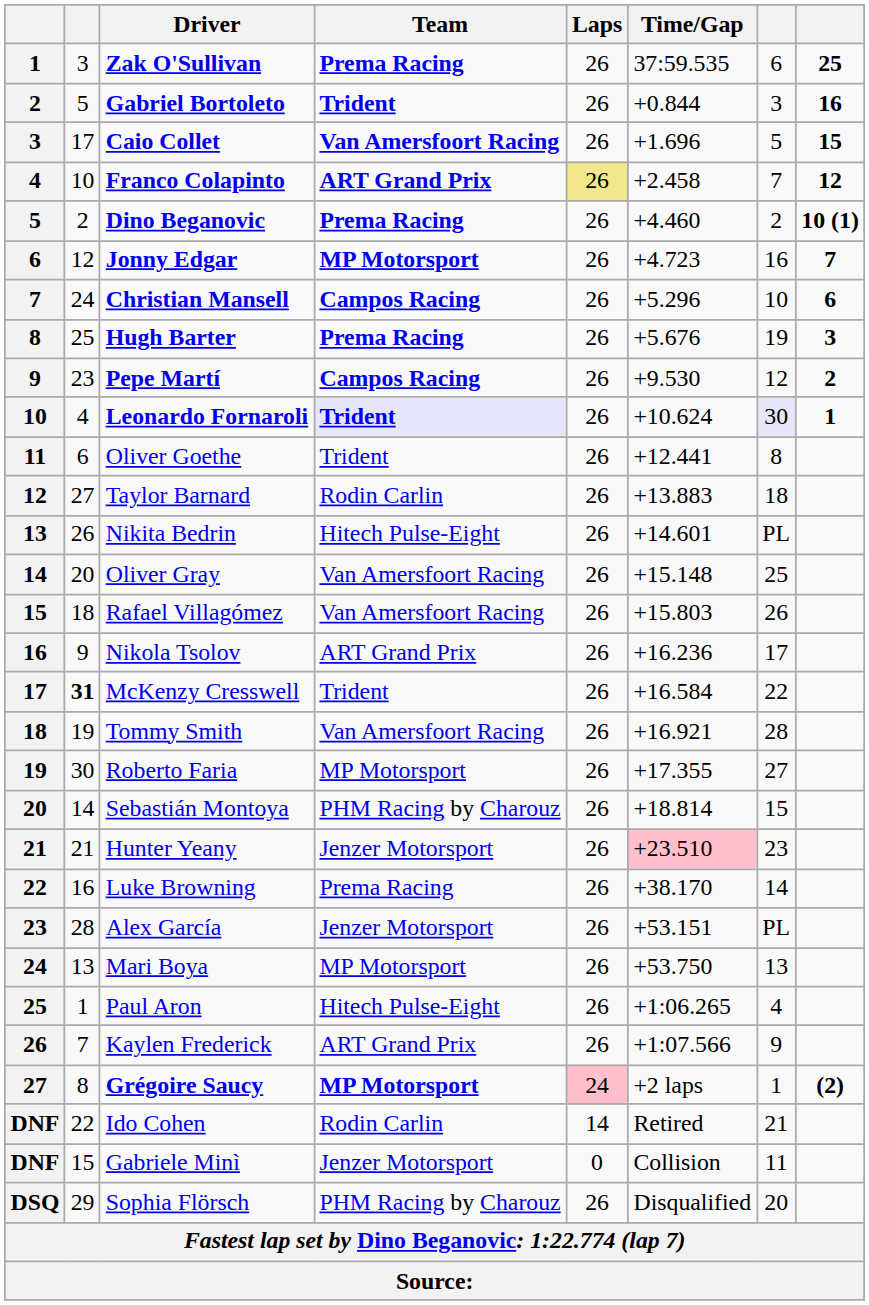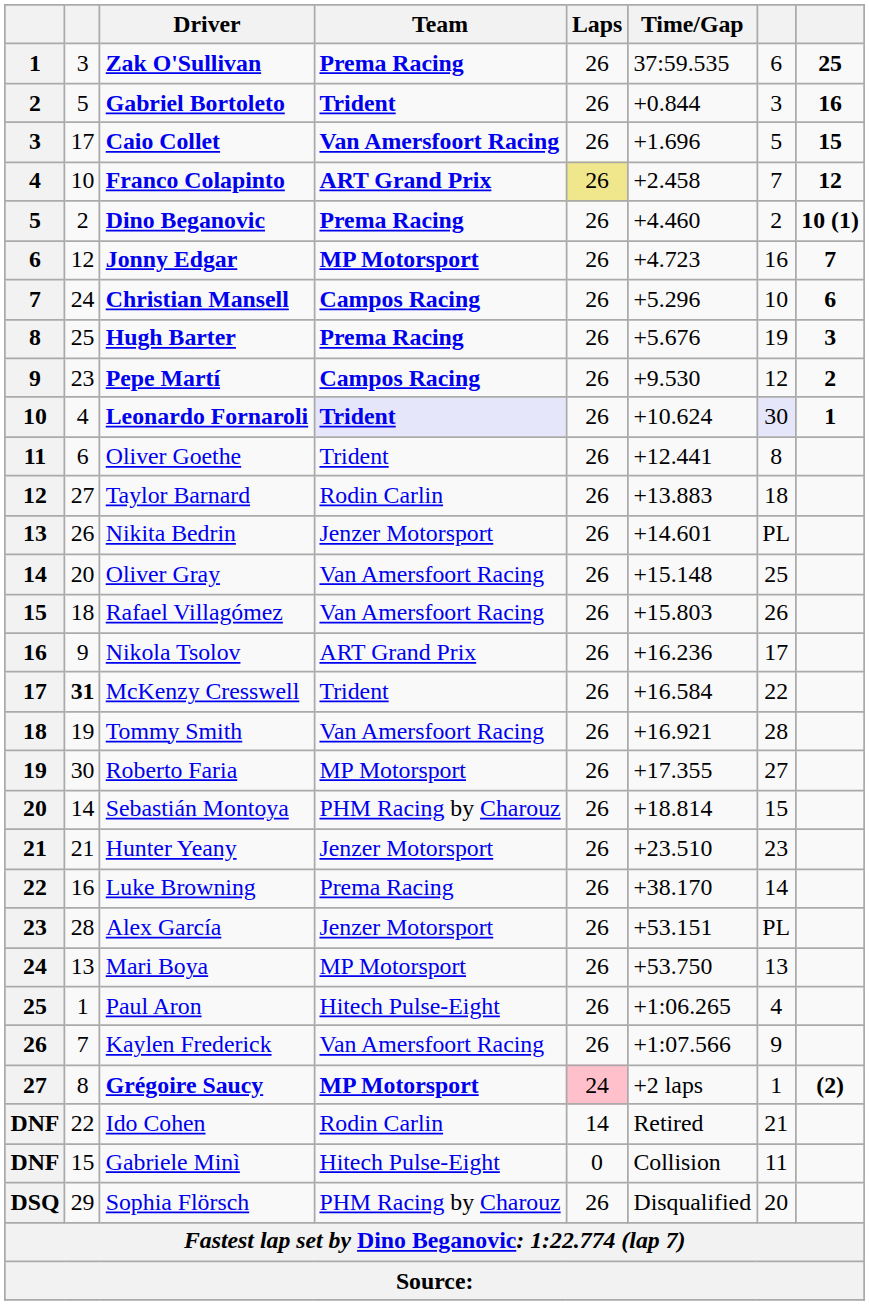(410, 534) Hitech Pulse-Eight -> (406, 534) Jenzer Motorsport
(673, 848) pink background -> (673, 848) no background
(398, 1044) ART Grand Prix -> (432, 1044) Van Amersfoort Racing
(406, 1162) Jenzer Motorsport -> (410, 1162) Hitech Pulse-Eight
